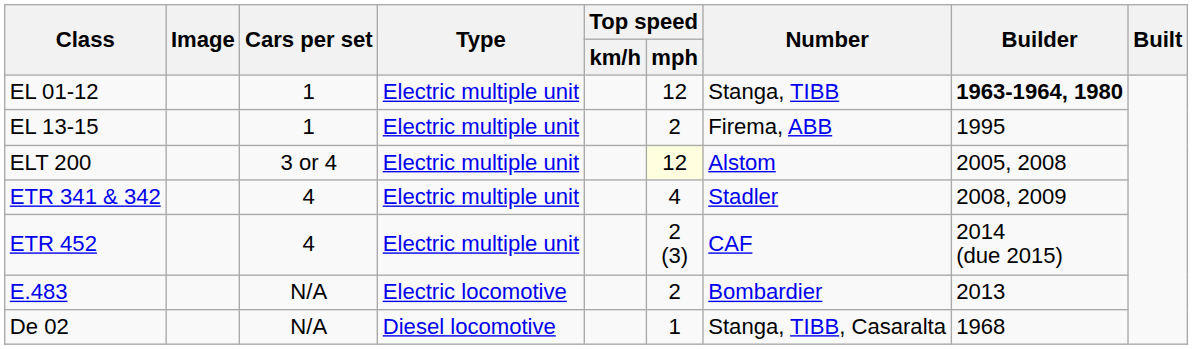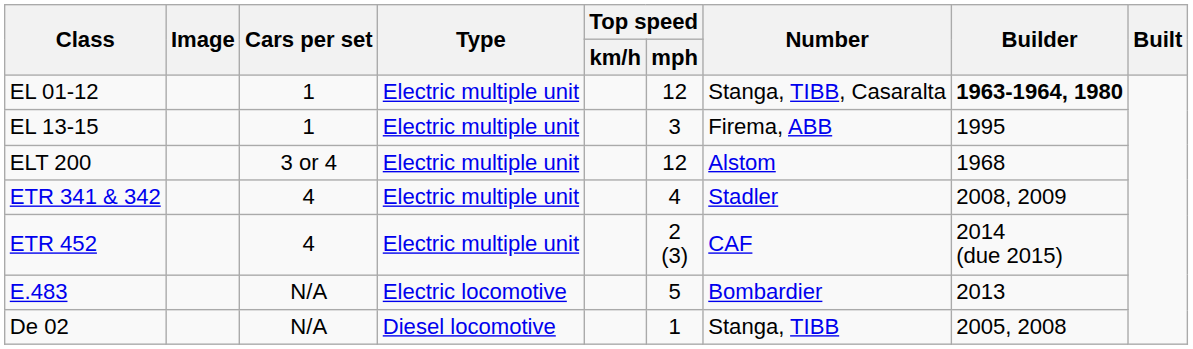(774, 92) Stanga, TIBB -> (827, 92) Stanga, TIBB, Casaralta
(675, 127) 2 -> (675, 127) 3
(675, 162) lightyellow background -> (675, 162) no background
(1011, 162) 2005, 2008 -> (981, 162) 1968
(675, 291) 2 -> (675, 291) 5
(827, 326) Stanga, TIBB, Casaralta -> (774, 326) Stanga, TIBB
(981, 326) 1968 -> (1011, 326) 2005, 2008
